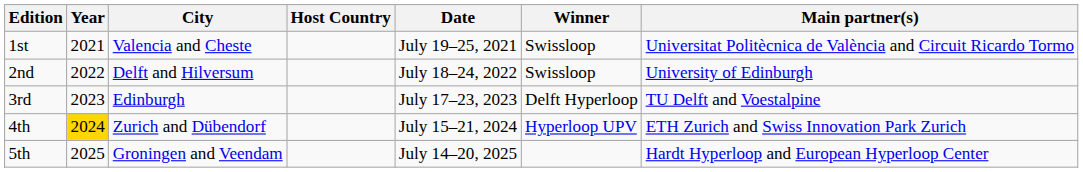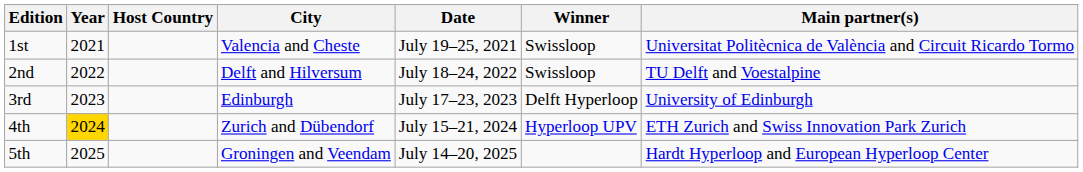columns swapped: (341, 18) <-> (198, 18)
(729, 72) University of Edinburgh -> (733, 72) TU Delft and Voestalpine
(733, 99) TU Delft and Voestalpine -> (729, 99) University of Edinburgh
